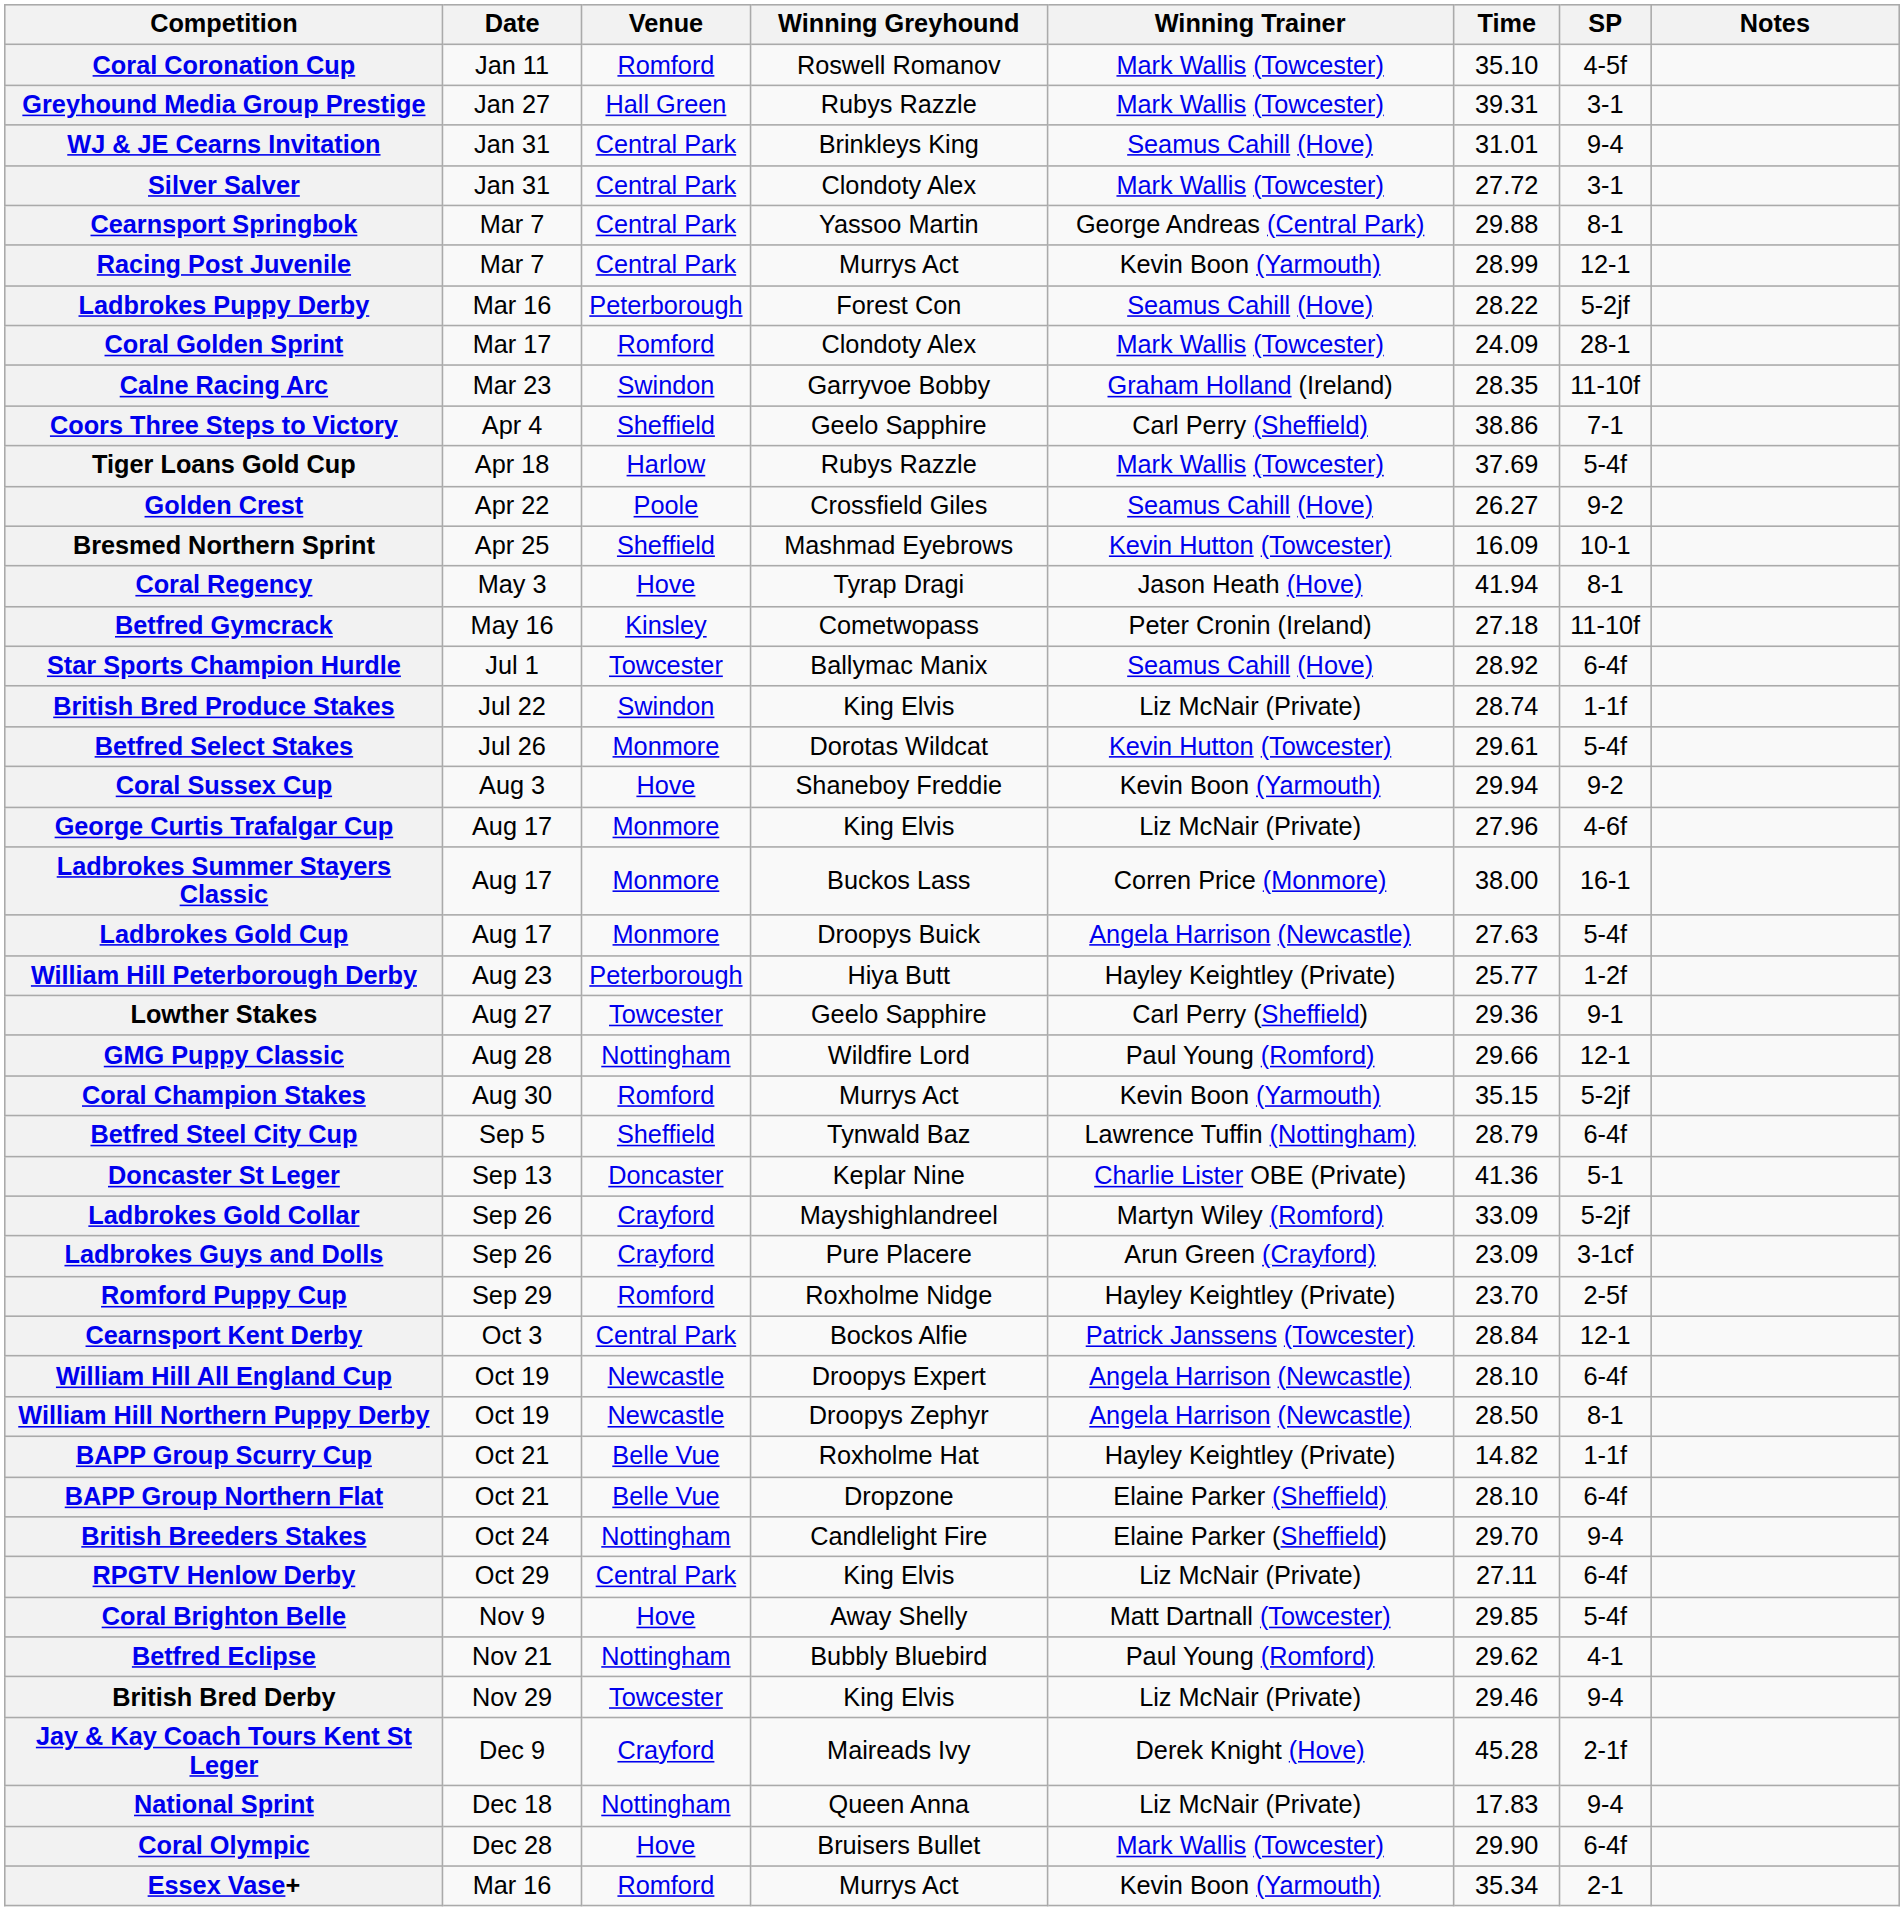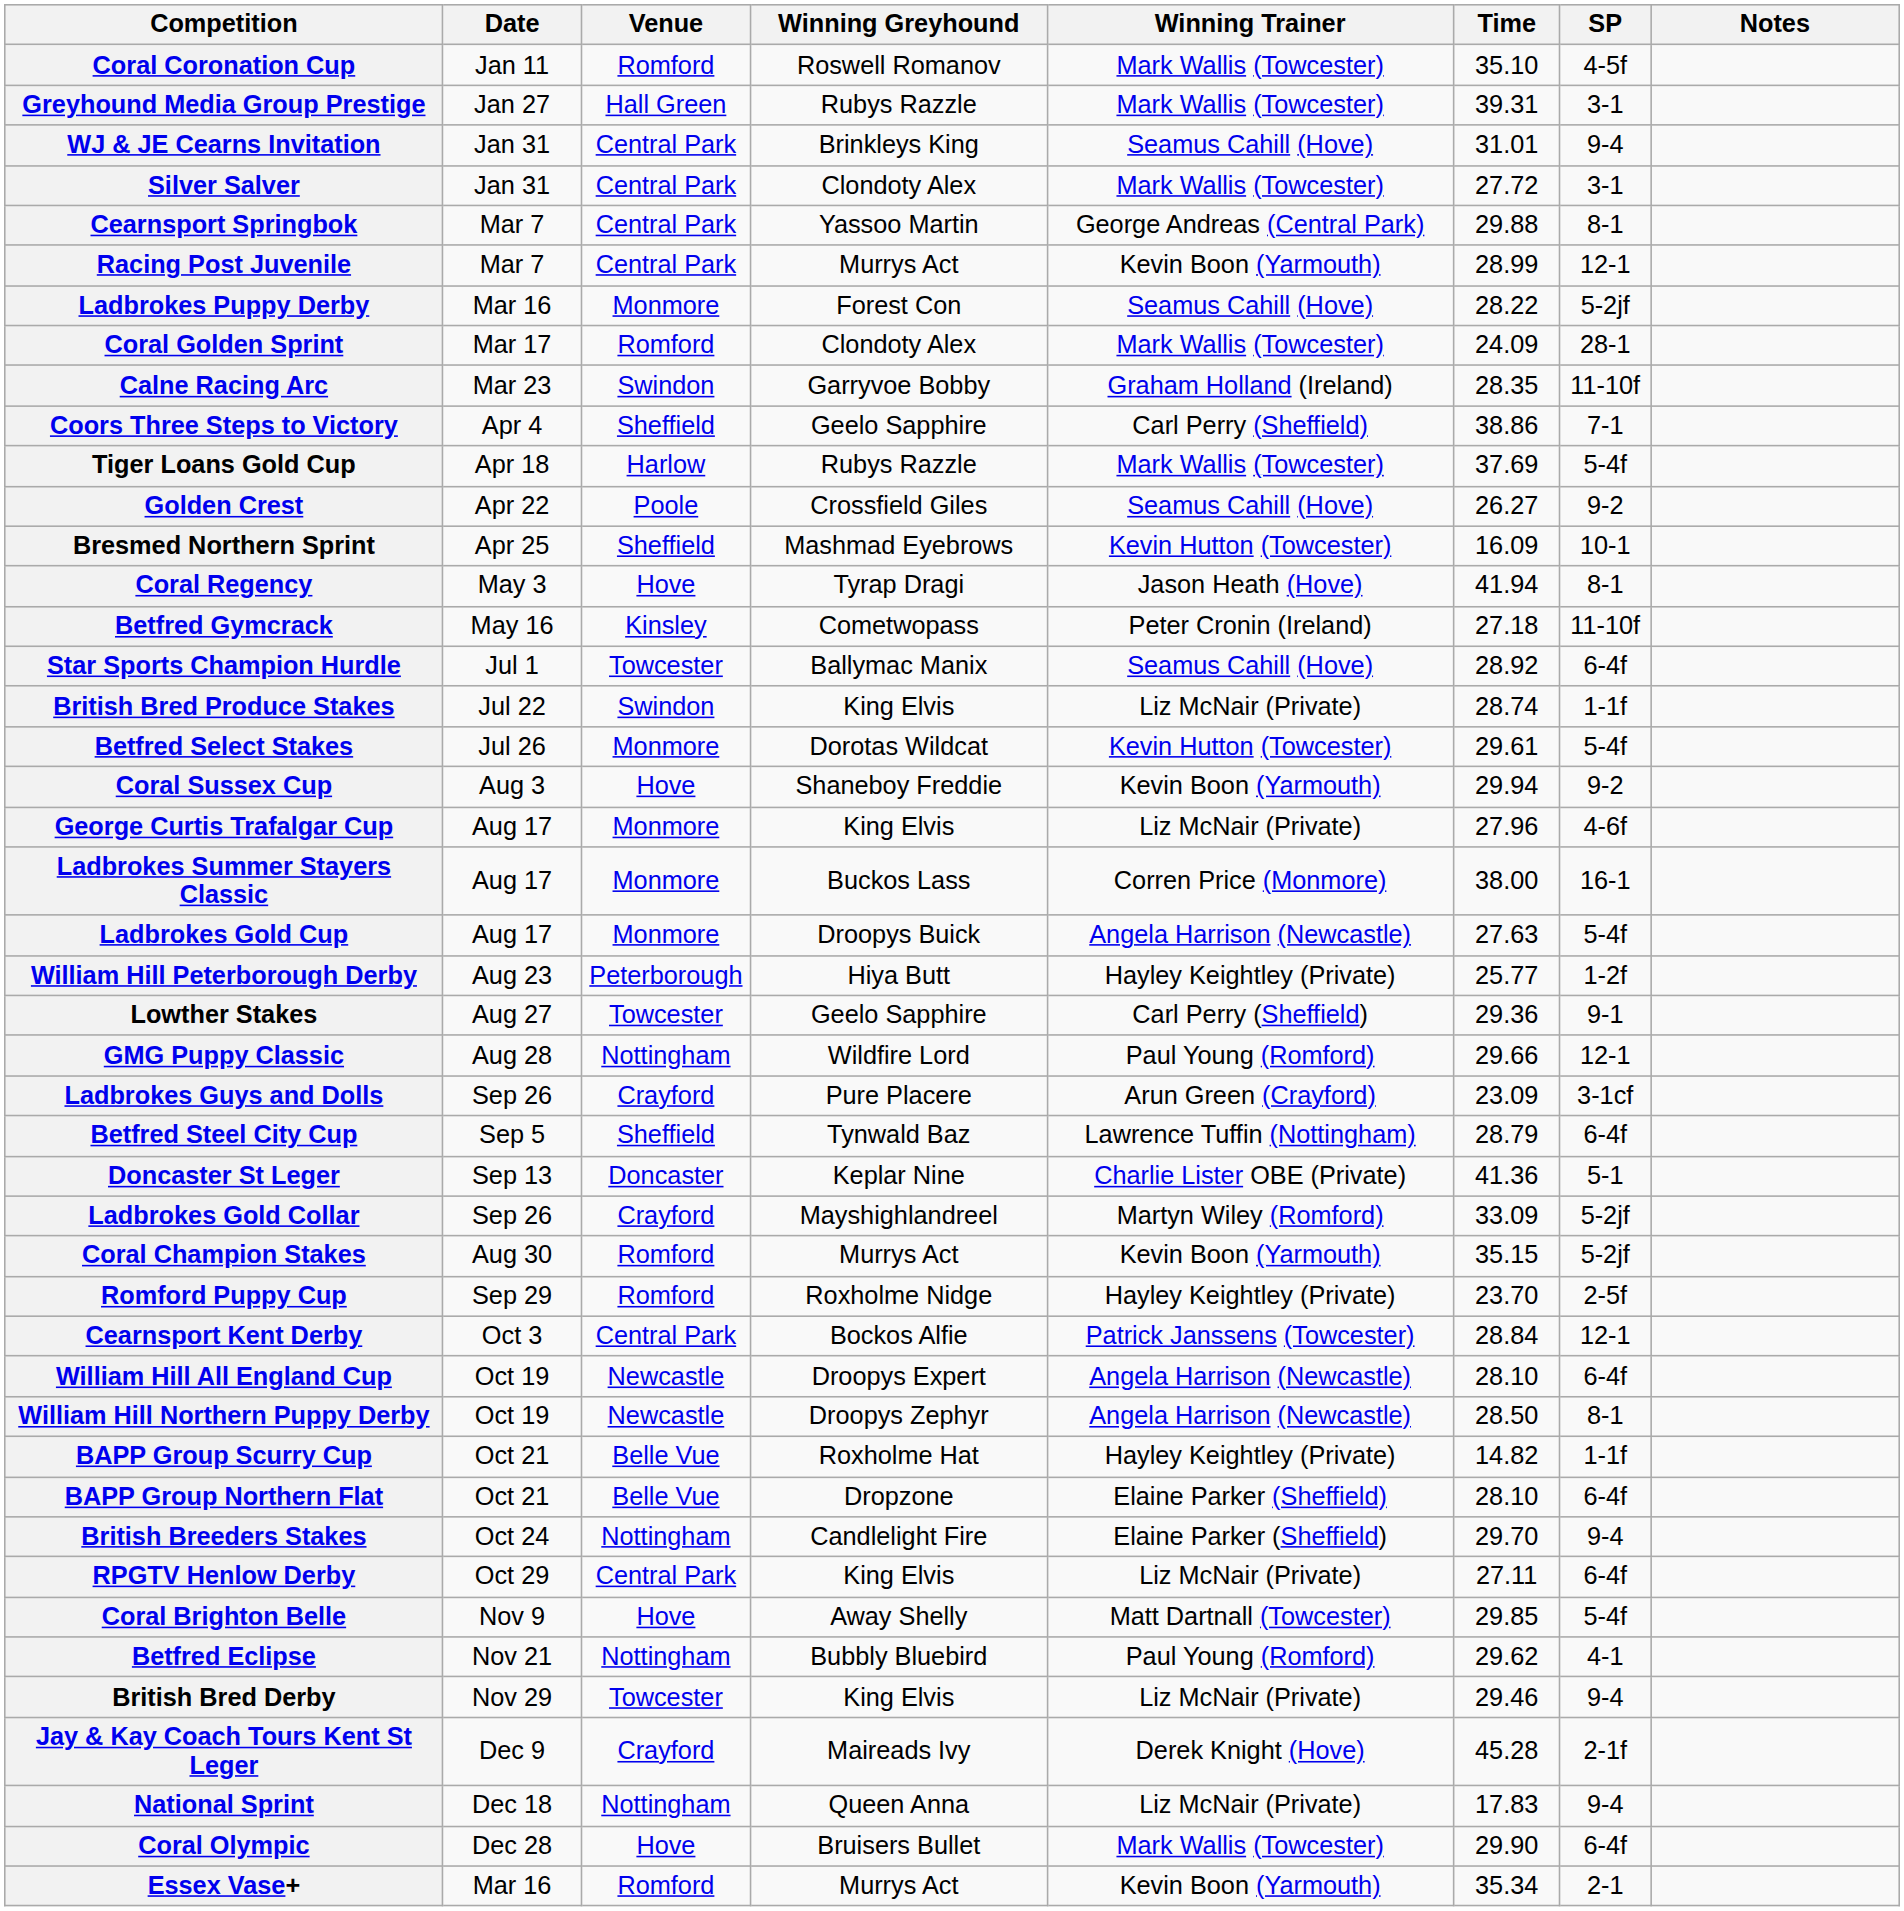(666, 305) Peterborough -> (666, 305) Monmore
rows swapped: (224, 1095) <-> (224, 1255)
